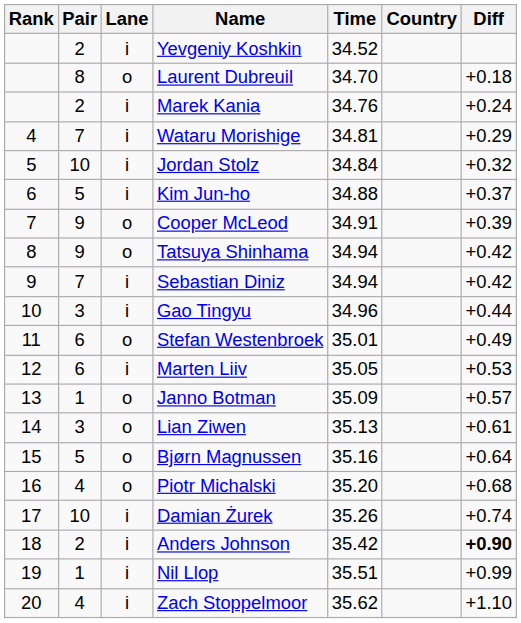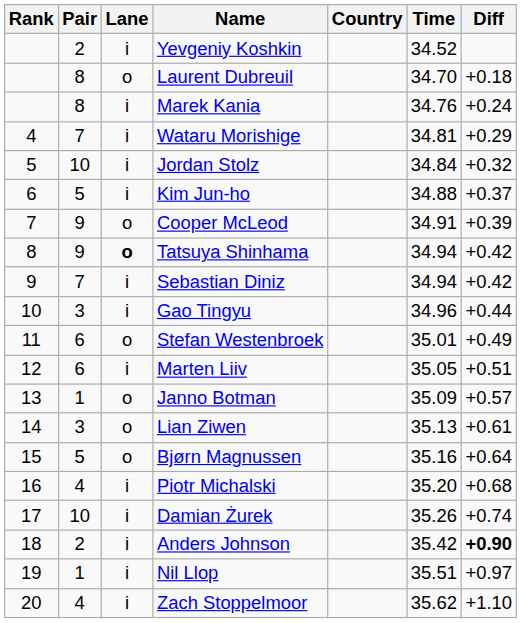columns swapped: (422, 19) <-> (355, 19)
(80, 106) 2 -> (80, 106) 8
(127, 252) normal -> (127, 252) bold
(489, 369) +0.53 -> (489, 369) +0.51
(127, 485) o -> (127, 485) i
(489, 573) +0.99 -> (489, 573) +0.97
